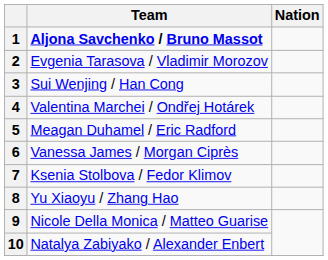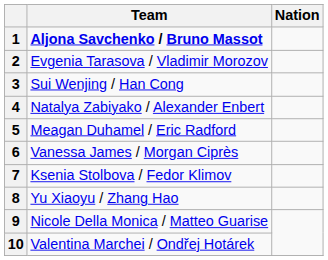(142, 107) Valentina Marchei / Ondřej Hotárek -> (147, 107) Natalya Zabiyako / Alexander Enbert
(147, 244) Natalya Zabiyako / Alexander Enbert -> (142, 244) Valentina Marchei / Ondřej Hotárek
